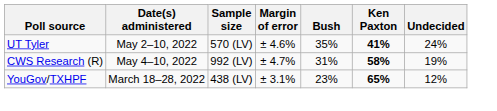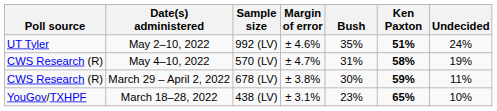(231, 44) 570 (LV) -> (256, 44) 992 (LV)
(378, 44) 41% -> (403, 44) 51%
(231, 62) 992 (LV) -> (256, 62) 570 (LV)
+ row: (169, 79)
(436, 79) 12% -> (461, 97) 10%
